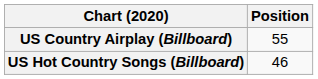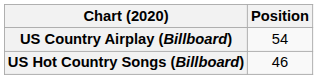(280, 39) 55 -> (280, 39) 54
